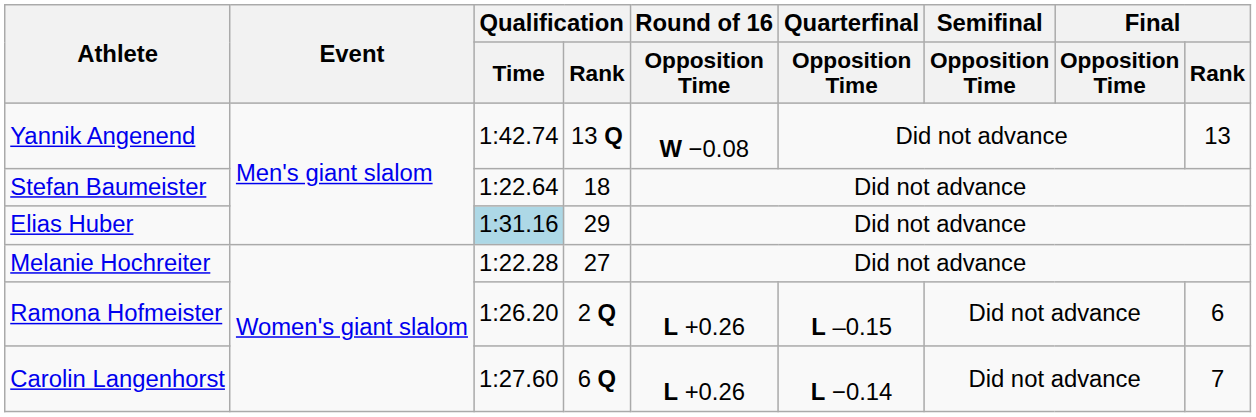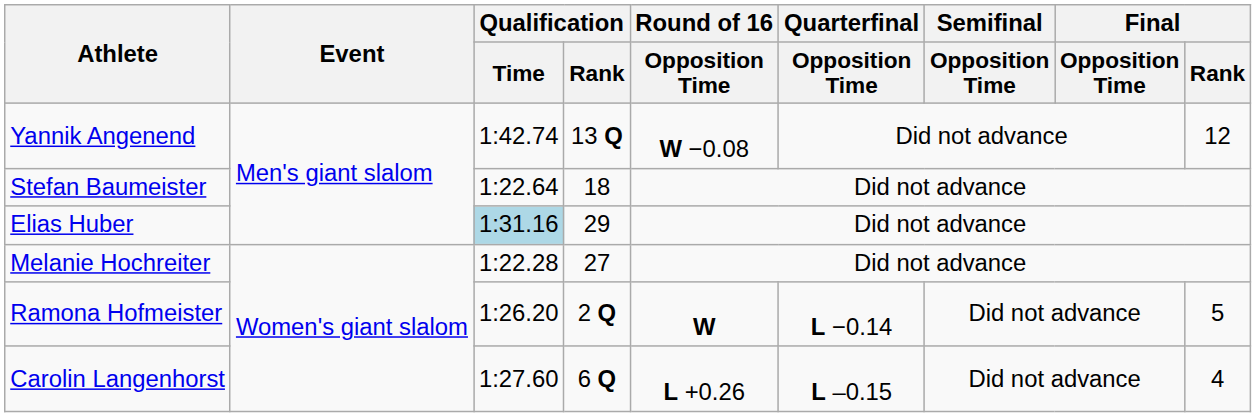(1218, 135) 13 -> (1218, 135) 12
(704, 327) L +0.26 -> (704, 327) W
(852, 327) L –0.15 -> (852, 327) L −0.14
(1218, 313) 6 -> (1218, 313) 5
(852, 391) L −0.14 -> (852, 391) L –0.15
(1218, 378) 7 -> (1218, 378) 4
